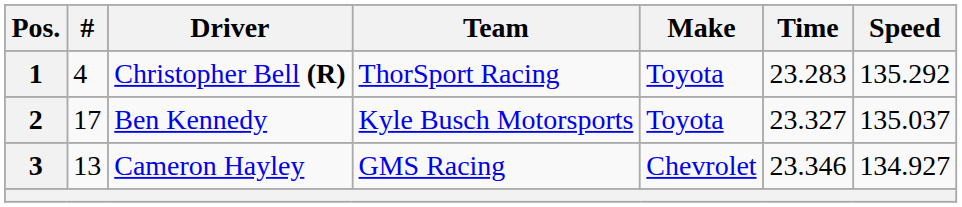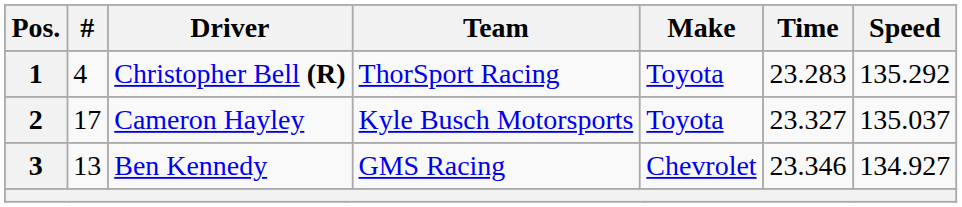(191, 119) Ben Kennedy -> (209, 119) Cameron Hayley
(209, 166) Cameron Hayley -> (191, 166) Ben Kennedy
